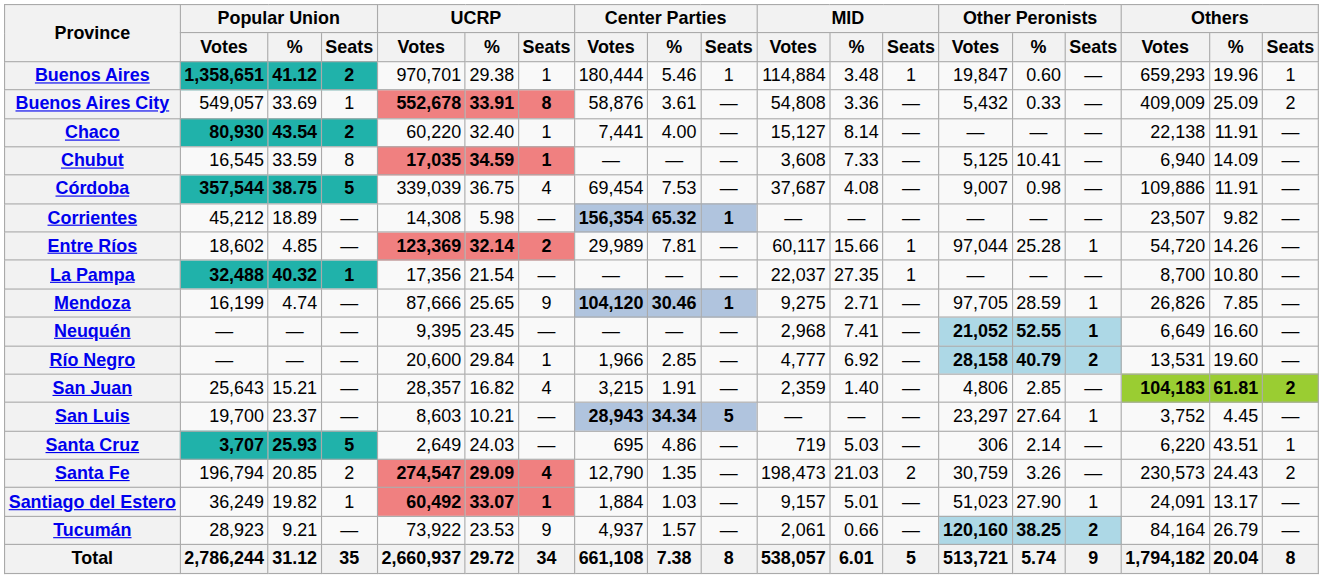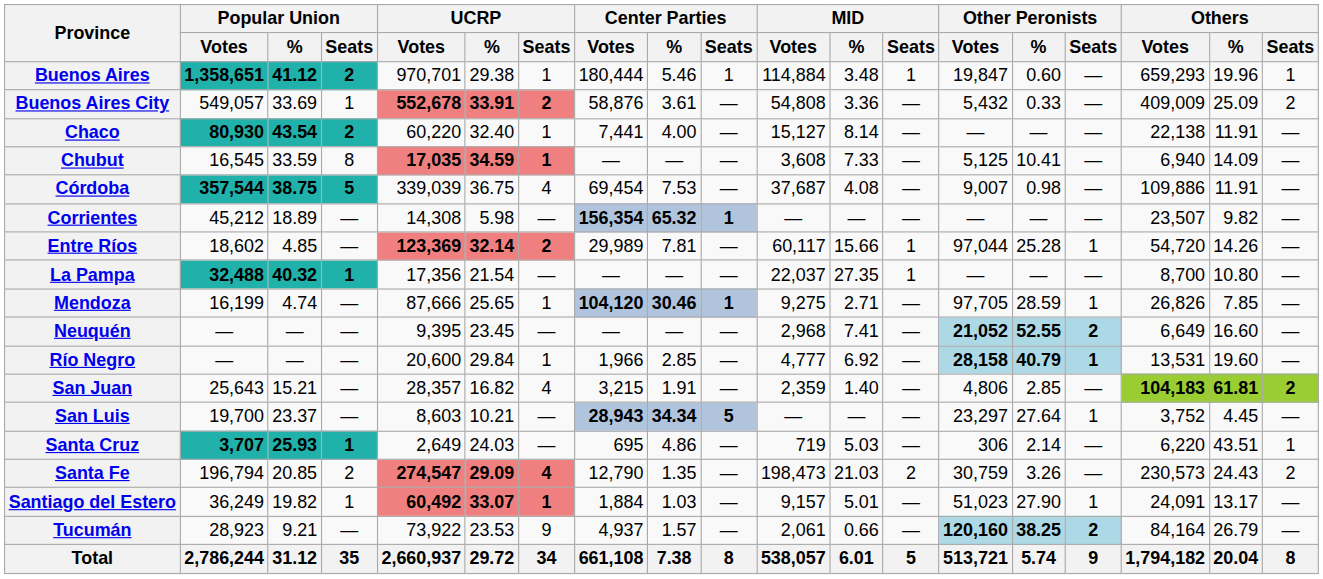(546, 103) 8 -> (546, 103) 2
(546, 302) 9 -> (546, 302) 1
(1093, 331) 1 -> (1093, 331) 2
(1093, 359) 2 -> (1093, 359) 1
(349, 445) 5 -> (349, 445) 1
